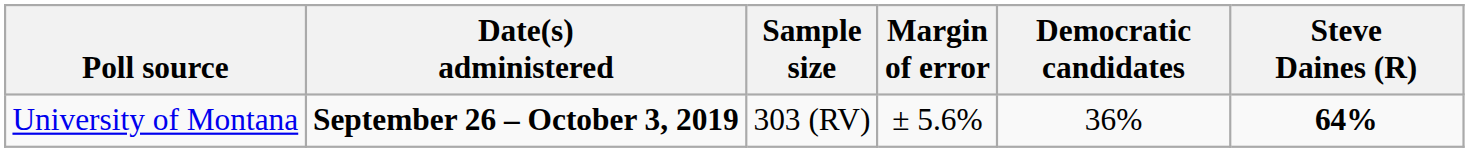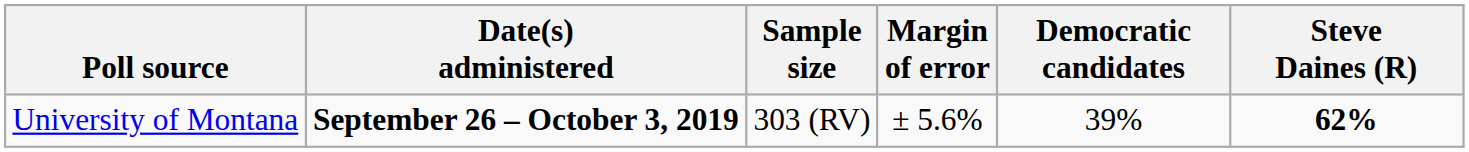(1114, 119) 36% -> (1114, 119) 39%
(1346, 119) 64% -> (1346, 119) 62%
